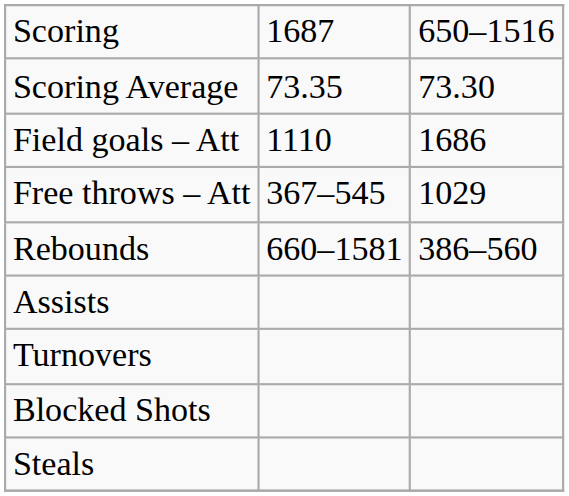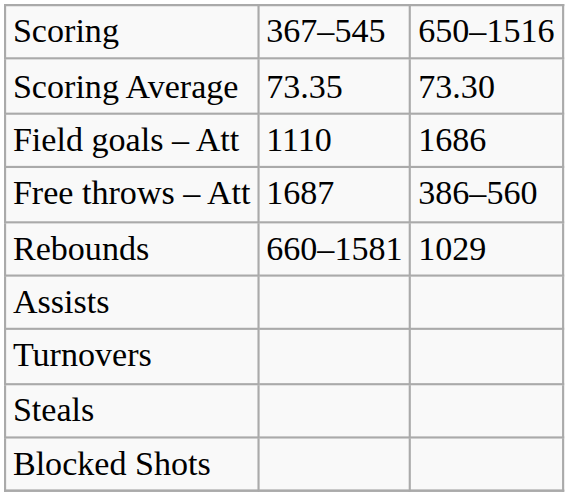(300, 31) 1687 -> (326, 31) 367–545
(326, 193) 367–545 -> (300, 193) 1687
(452, 193) 1029 -> (478, 193) 386–560
(478, 247) 386–560 -> (452, 247) 1029
rows swapped: (54, 463) <-> (112, 409)
